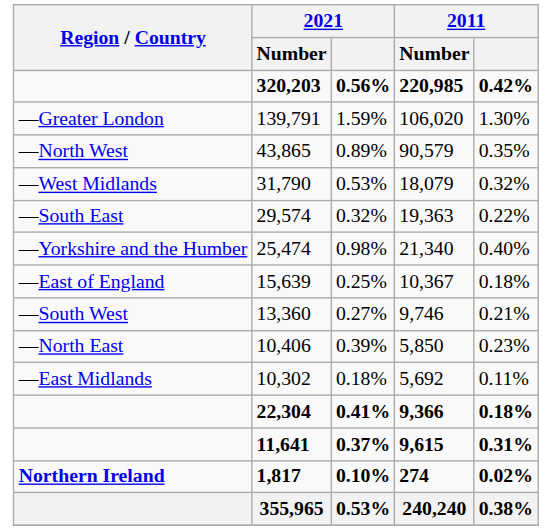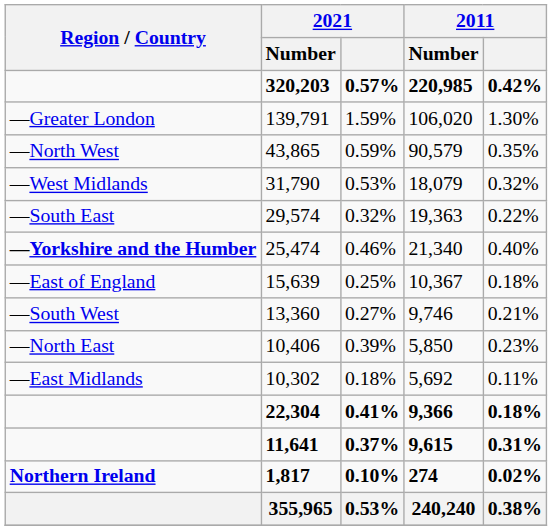(363, 85) 0.56% -> (372, 85) 0.57%
(361, 150) 0.89% -> (370, 150) 0.59%
(133, 248) normal -> (133, 248) bold
(361, 248) 0.98% -> (370, 248) 0.46%
